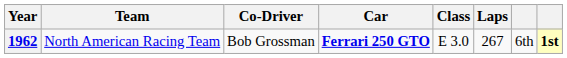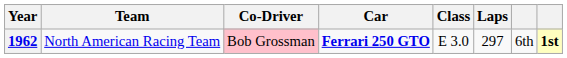(271, 41) no background -> (271, 41) pink background
(493, 41) 267 -> (493, 41) 297
